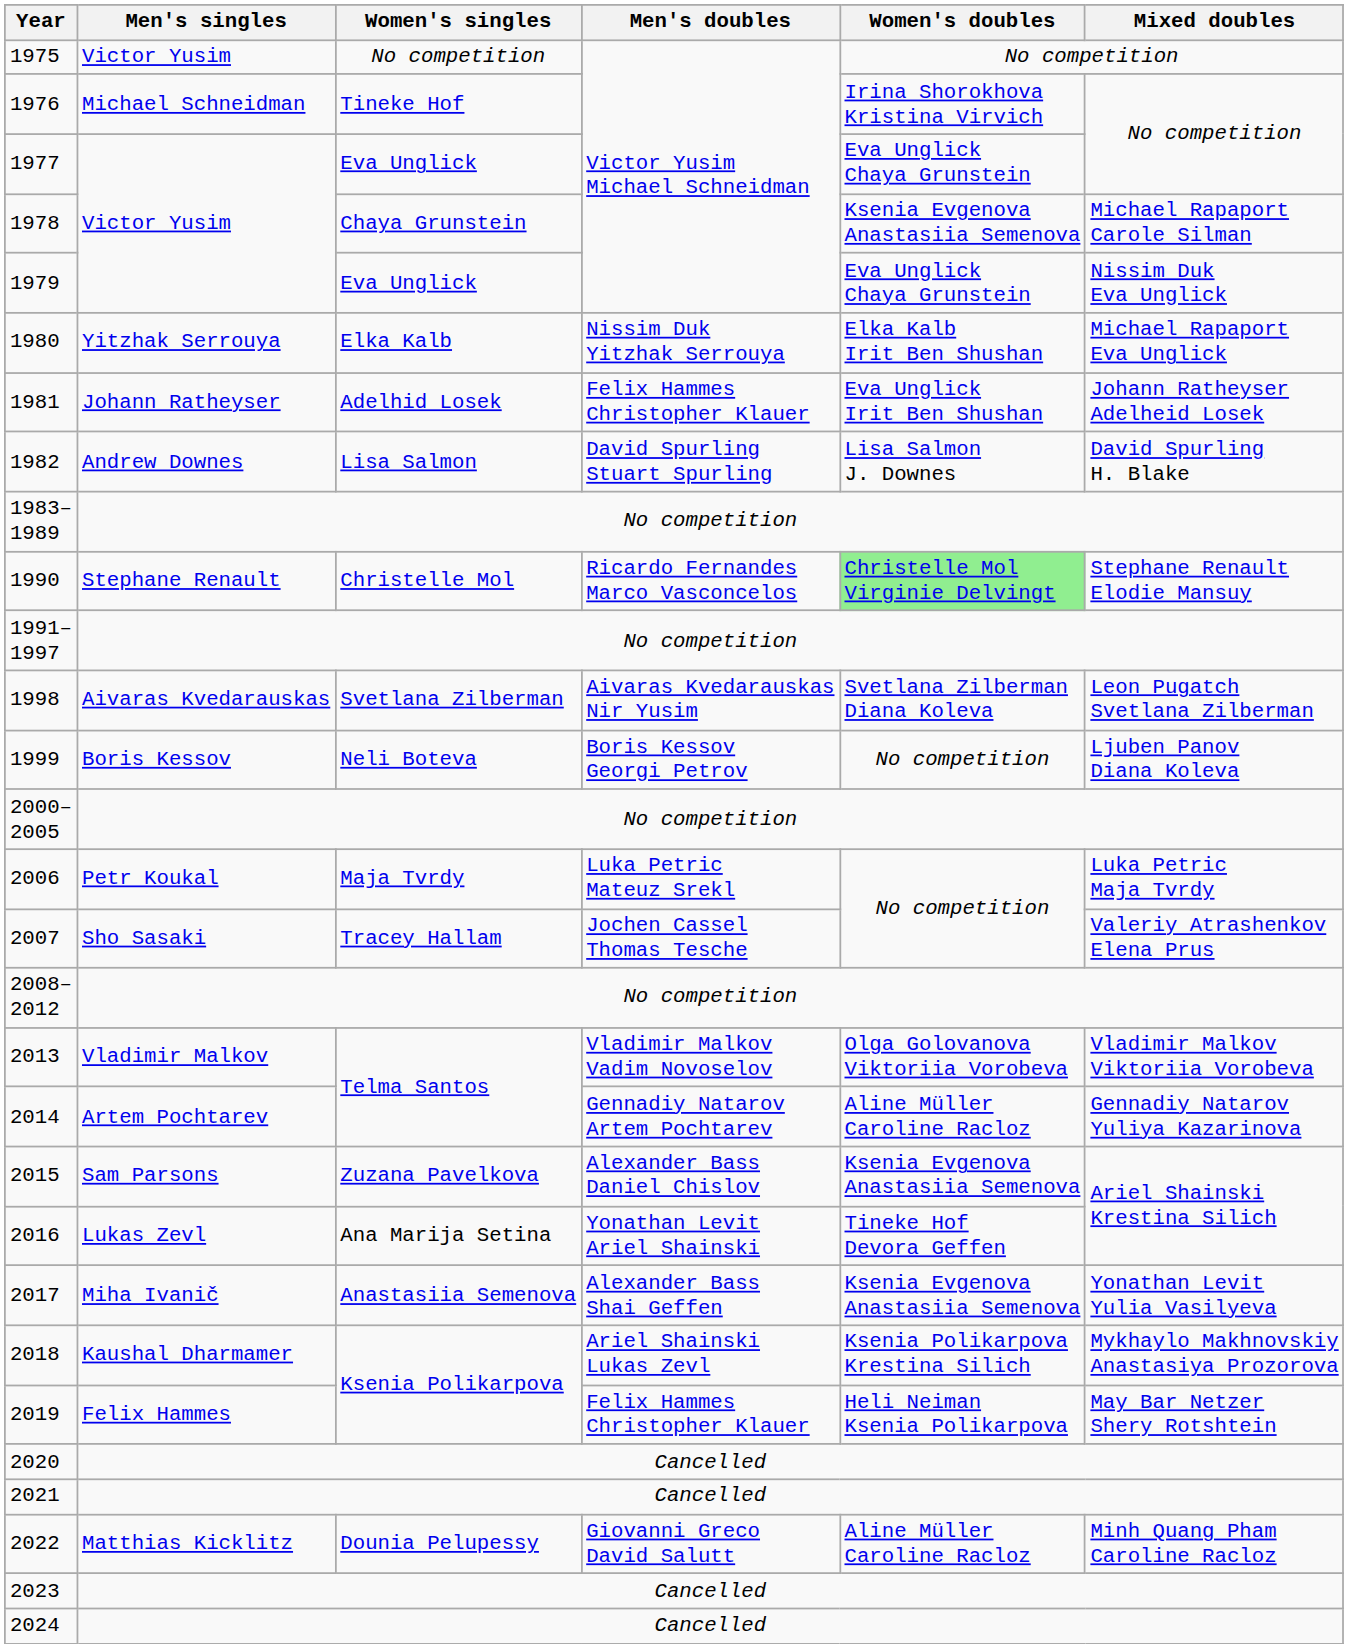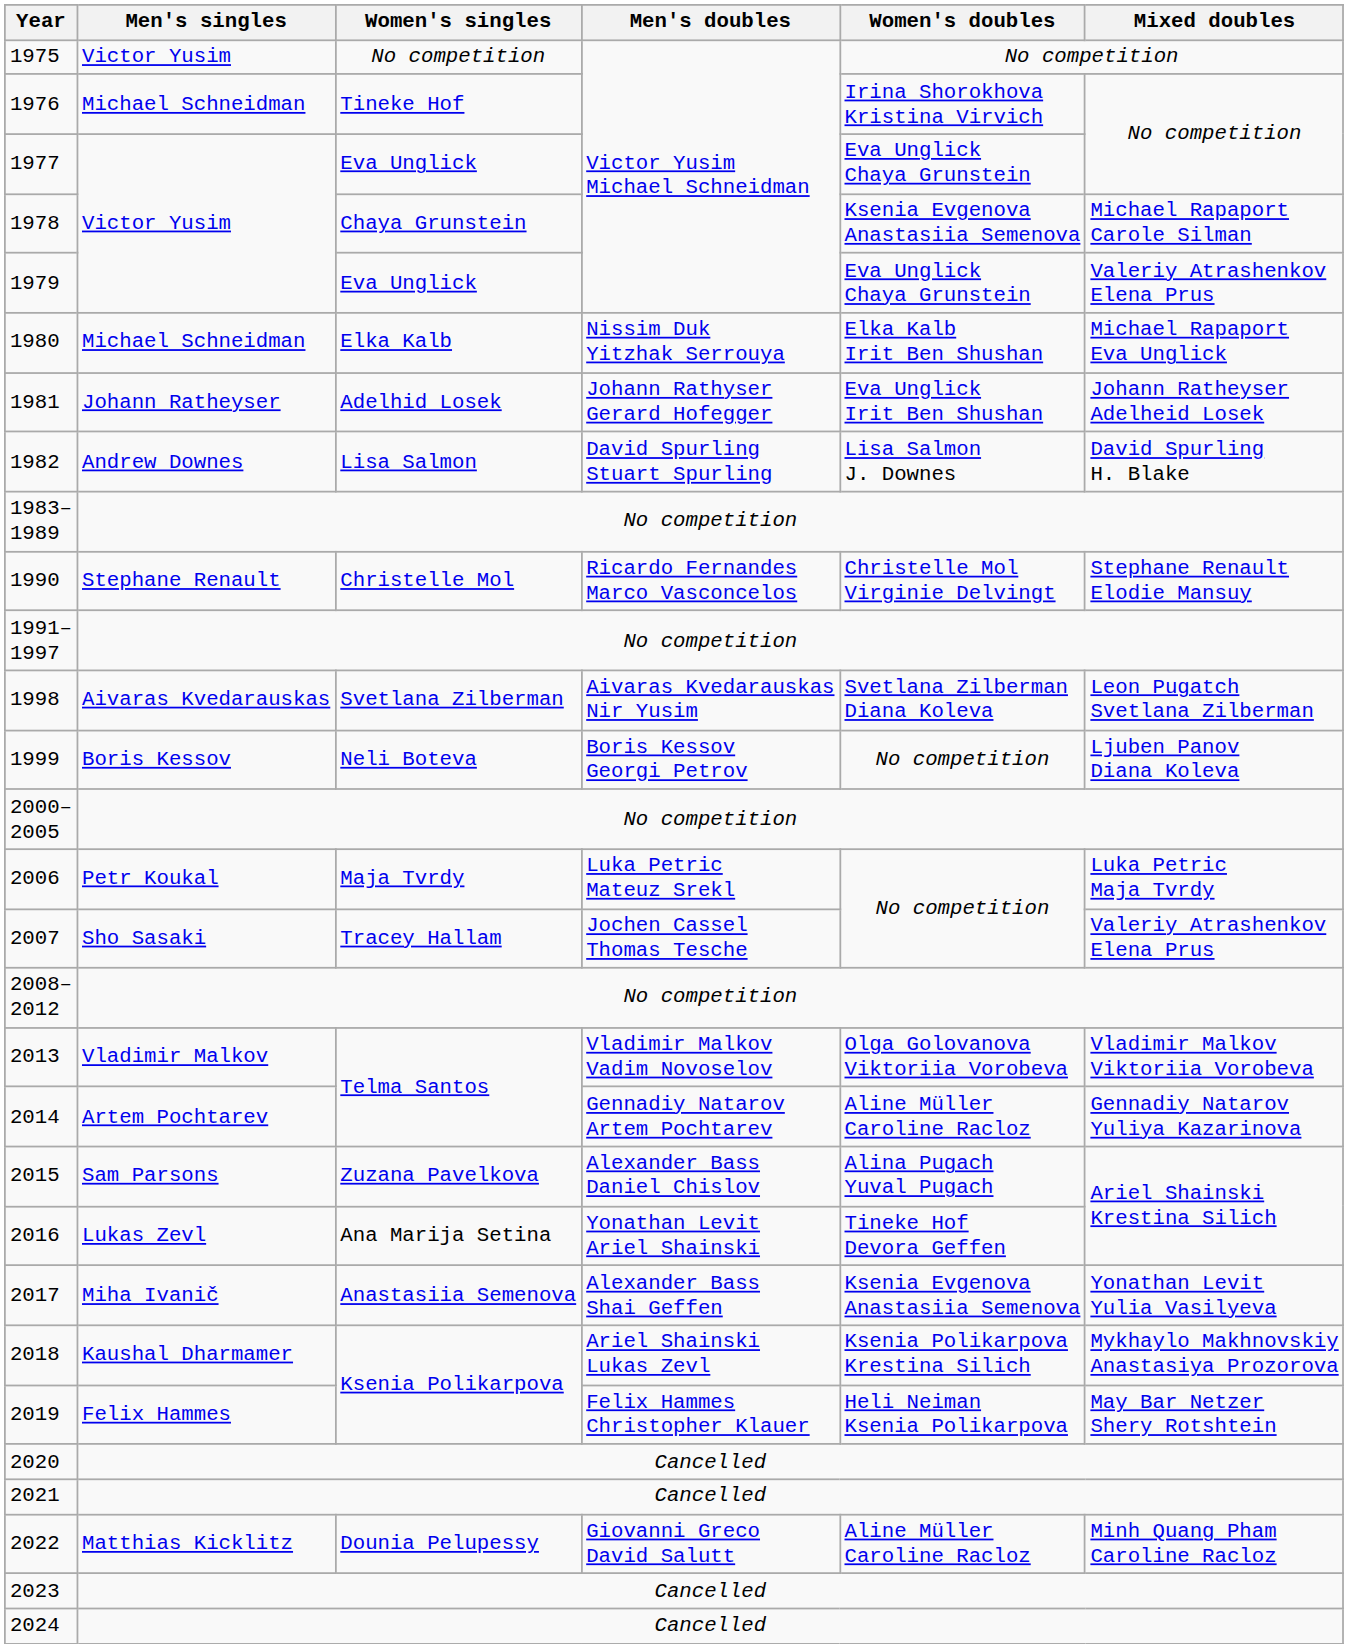(1159, 283) Nissim Duk Eva Unglick -> (1208, 283) Valeriy Atrashenkov Elena Prus
(181, 342) Yitzhak Serrouya -> (194, 342) Michael Schneidman
(698, 402) Felix Hammes Christopher Klauer -> (679, 402) Johann Rathyser Gerard Hofegger
(950, 581) lightgreen background -> (950, 581) no background
(962, 1176) Ksenia Evgenova Anastasiia Semenova -> (919, 1176) Alina Pugach Yuval Pugach
